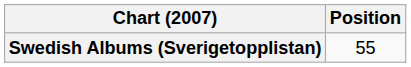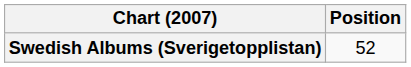(365, 47) 55 -> (365, 47) 52
